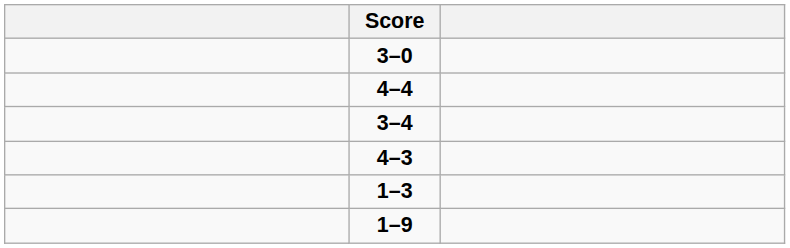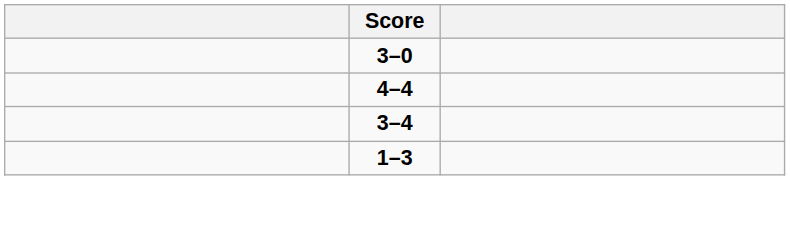- row: (395, 157)
- row: (395, 225)
